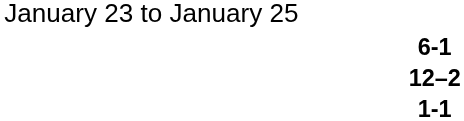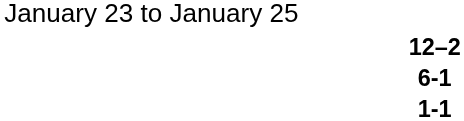rows swapped: (435, 77) <-> (435, 46)
